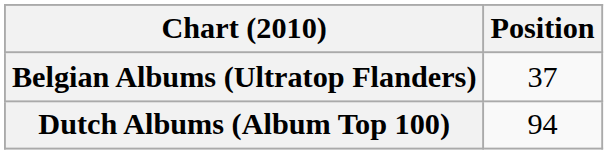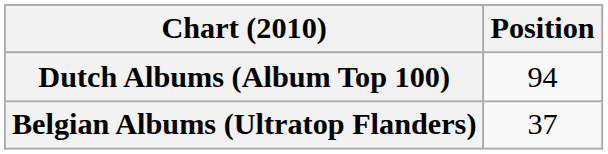rows swapped: (244, 76) <-> (244, 124)
